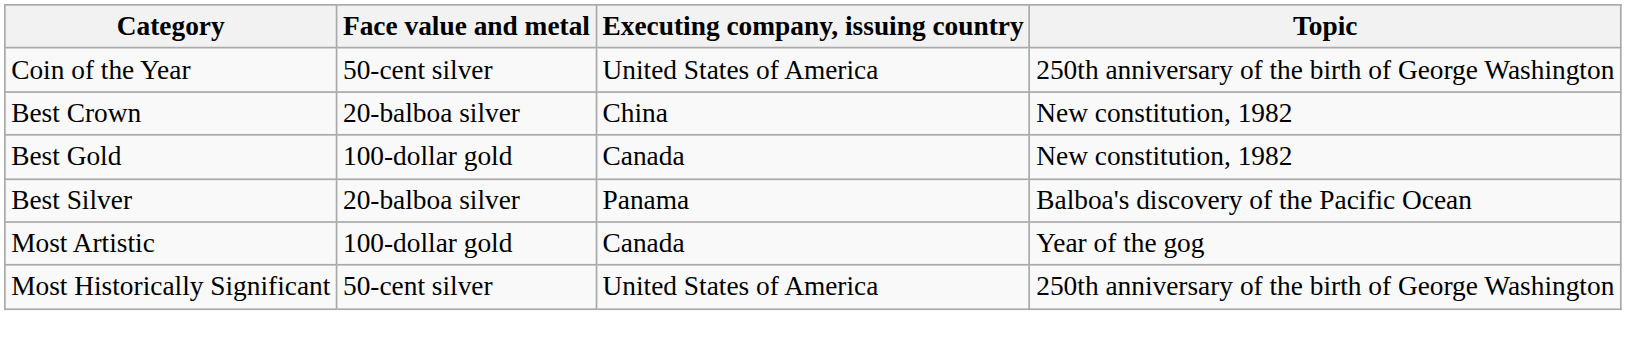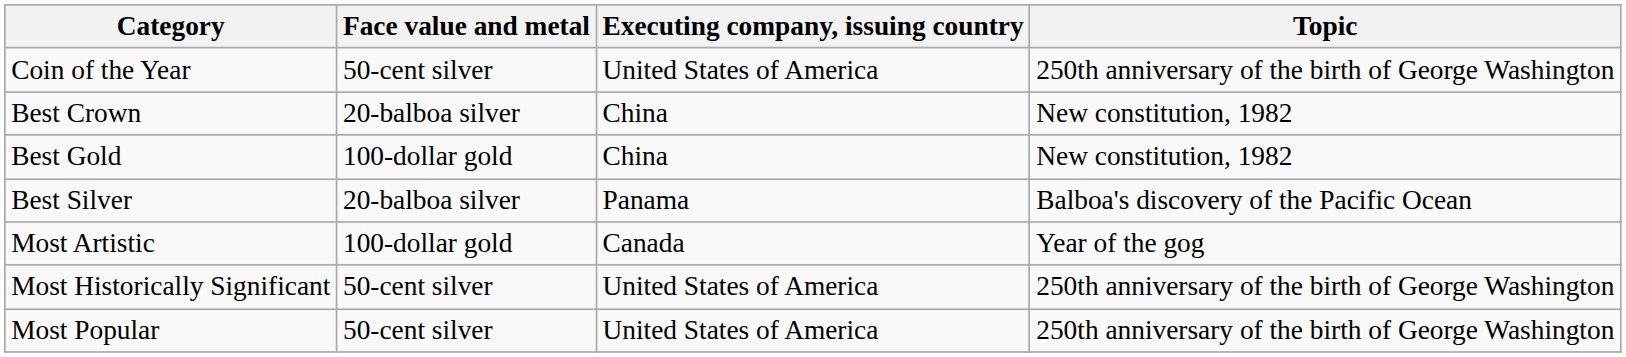(644, 156) Canada -> (635, 156) China
+ row: (85, 329)
